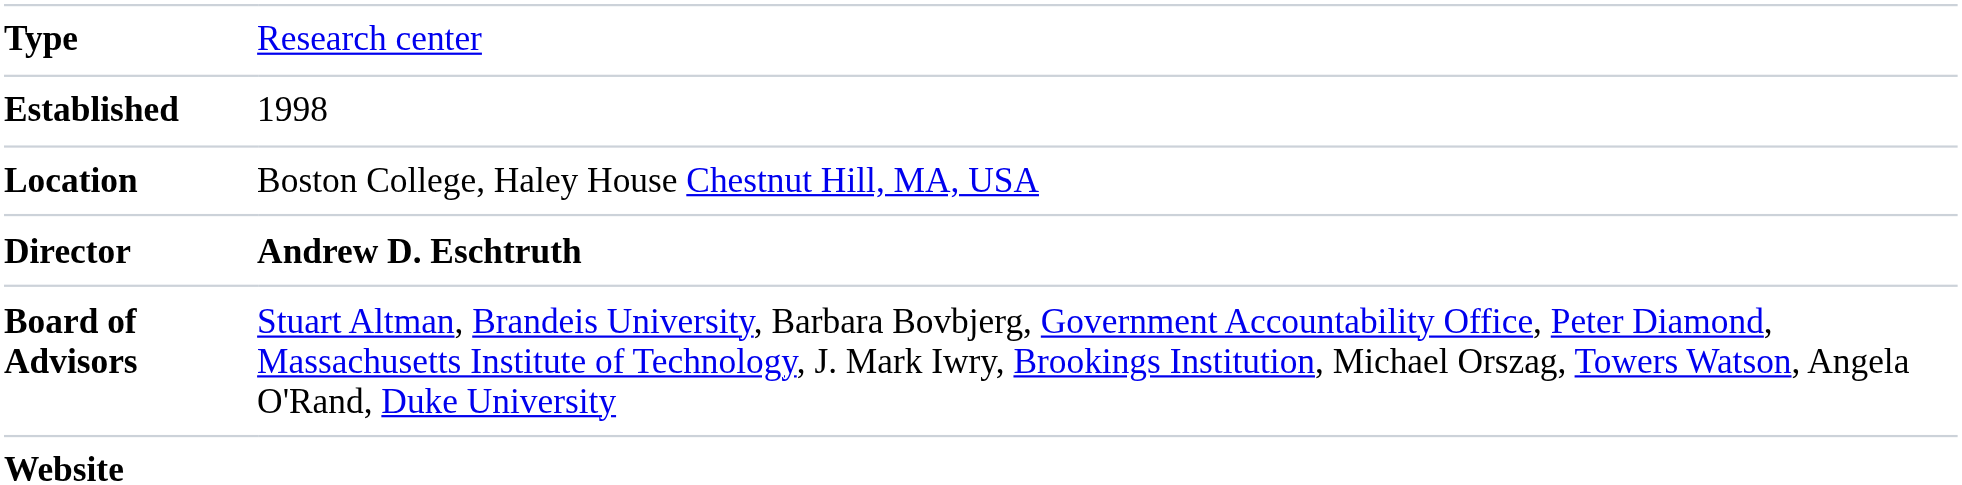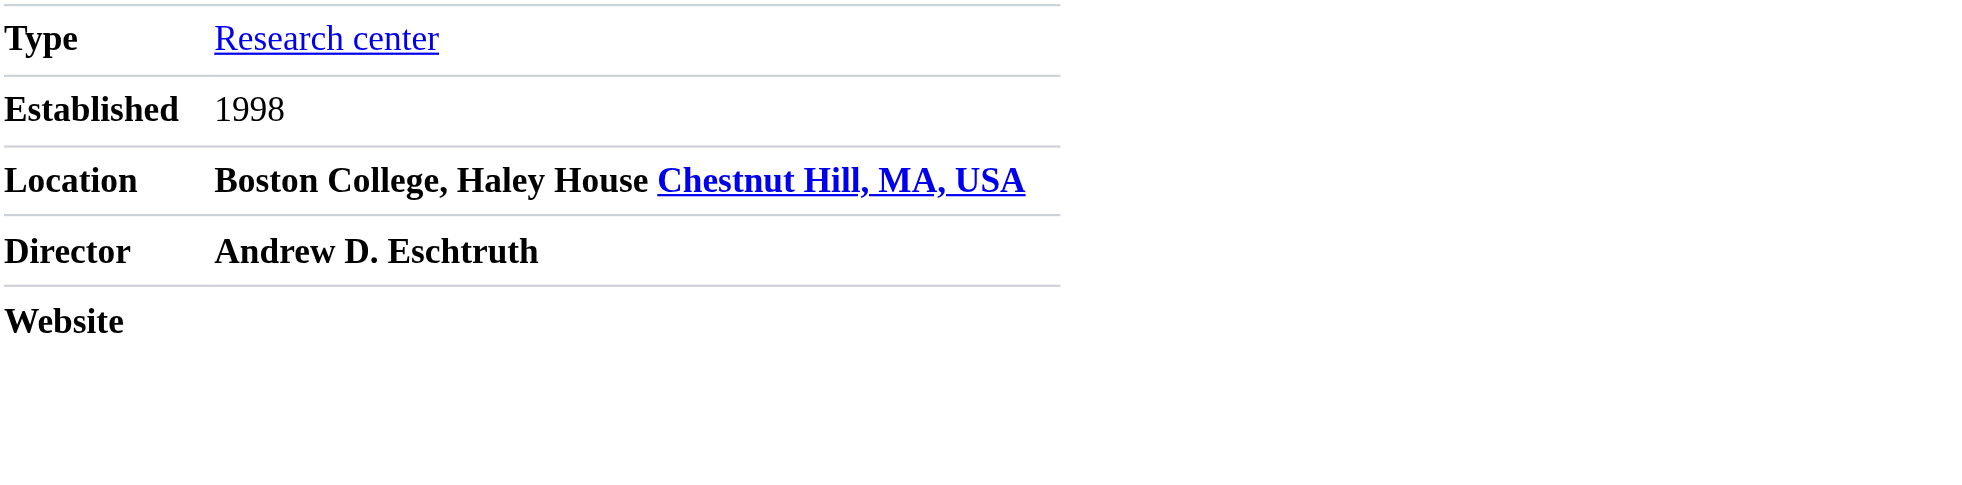(648, 180) normal -> (620, 180) bold
- row: (71, 340)
